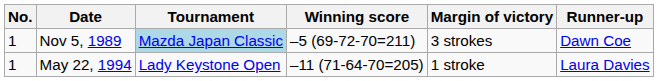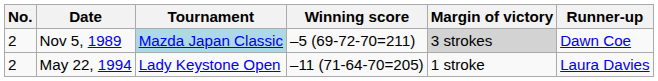(12, 41) 1 -> (12, 41) 2
(462, 41) no background -> (462, 41) lightgrey background
(12, 65) 1 -> (12, 65) 2
